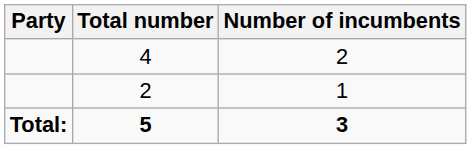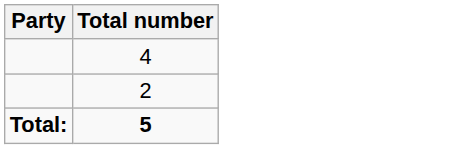- column: (342, 21)
